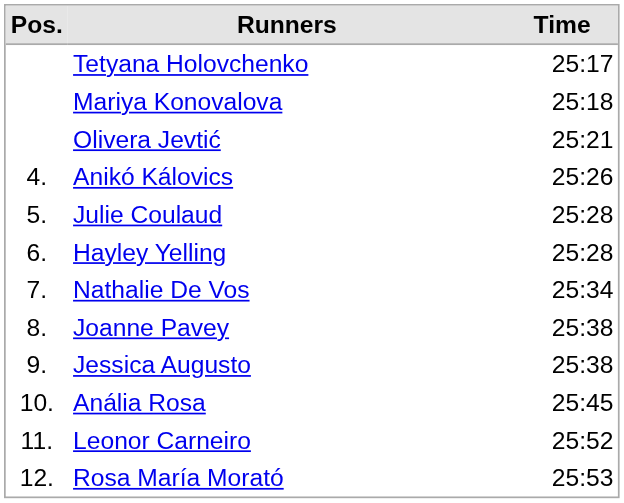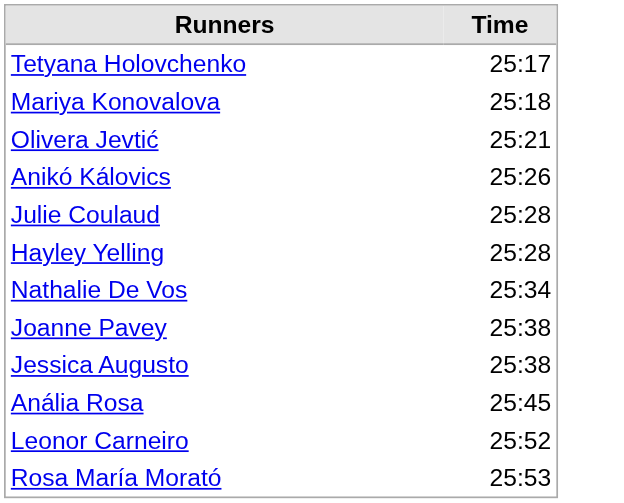- column: (37, 25)
